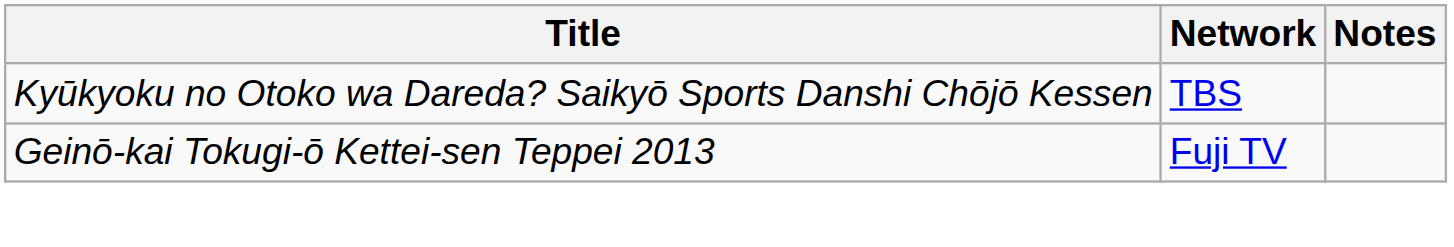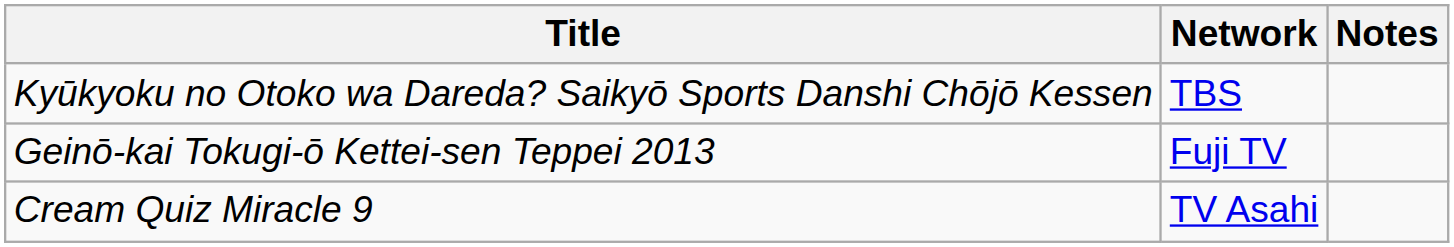+ row: (193, 210)
